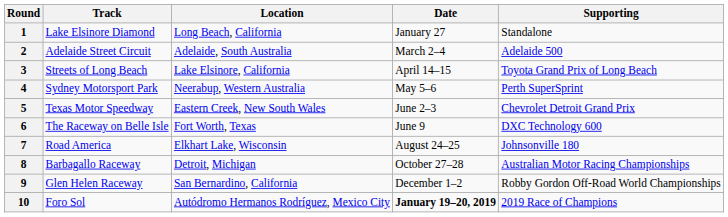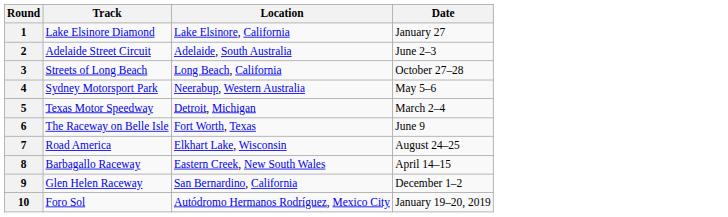- column: (611, 13)
(228, 32) Long Beach, California -> (232, 32) Lake Elsinore, California
(420, 51) March 2–4 -> (416, 51) June 2–3
(232, 70) Lake Elsinore, California -> (228, 70) Long Beach, California
(423, 70) April 14–15 -> (429, 70) October 27–28
(250, 107) Eastern Creek, New South Wales -> (215, 107) Detroit, Michigan
(416, 107) June 2–3 -> (420, 107) March 2–4
(215, 164) Detroit, Michigan -> (250, 164) Eastern Creek, New South Wales
(429, 164) October 27–28 -> (423, 164) April 14–15
(446, 201) bold -> (443, 201) normal
